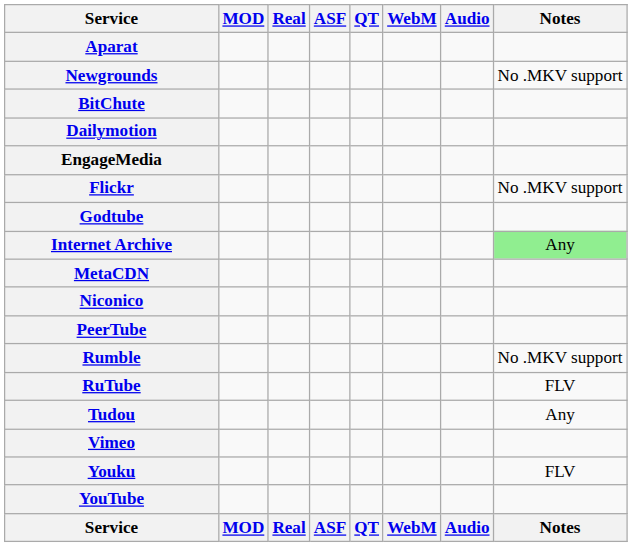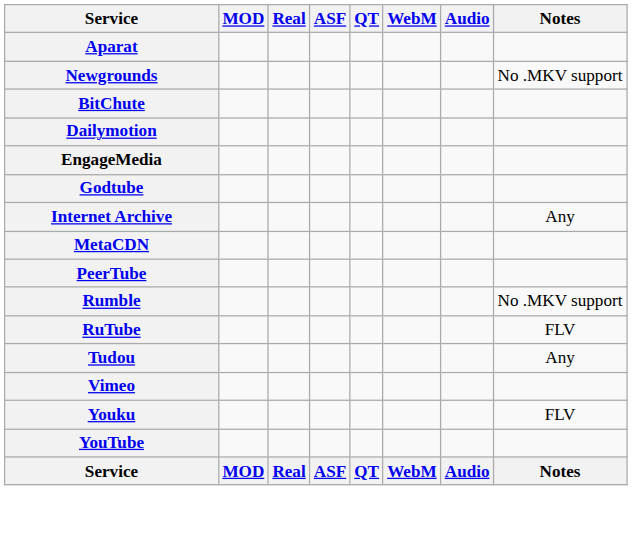- row: (111, 187)
(560, 244) lightgreen background -> (560, 216) no background
- row: (111, 300)
